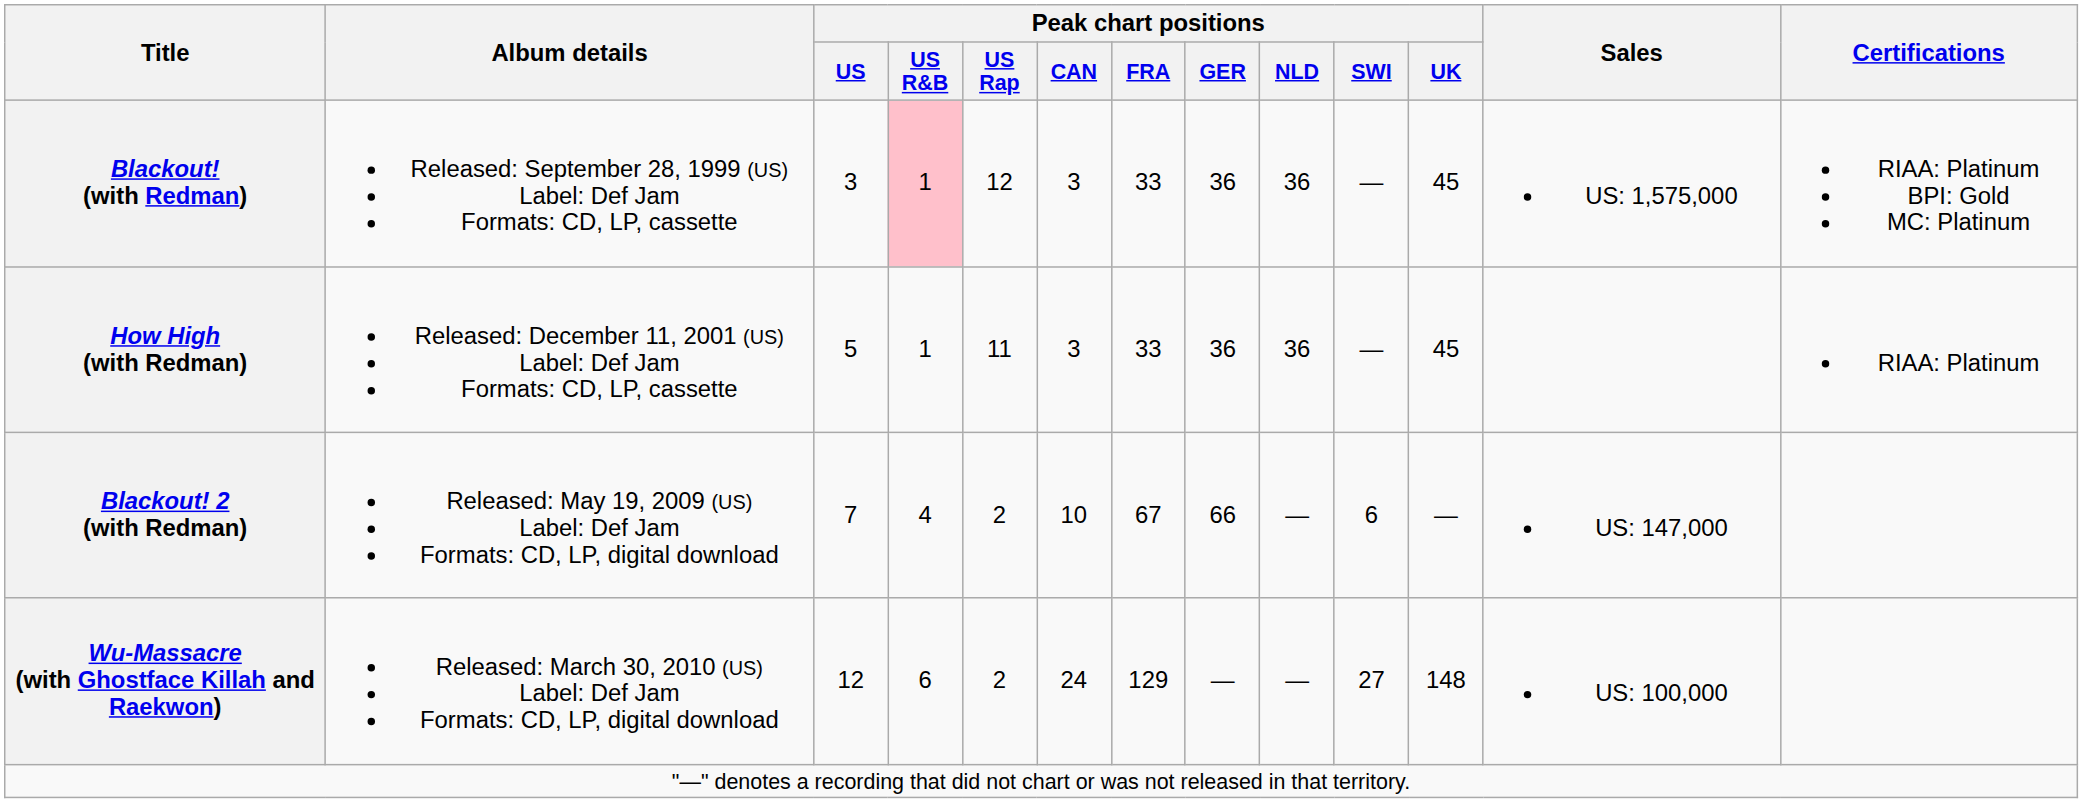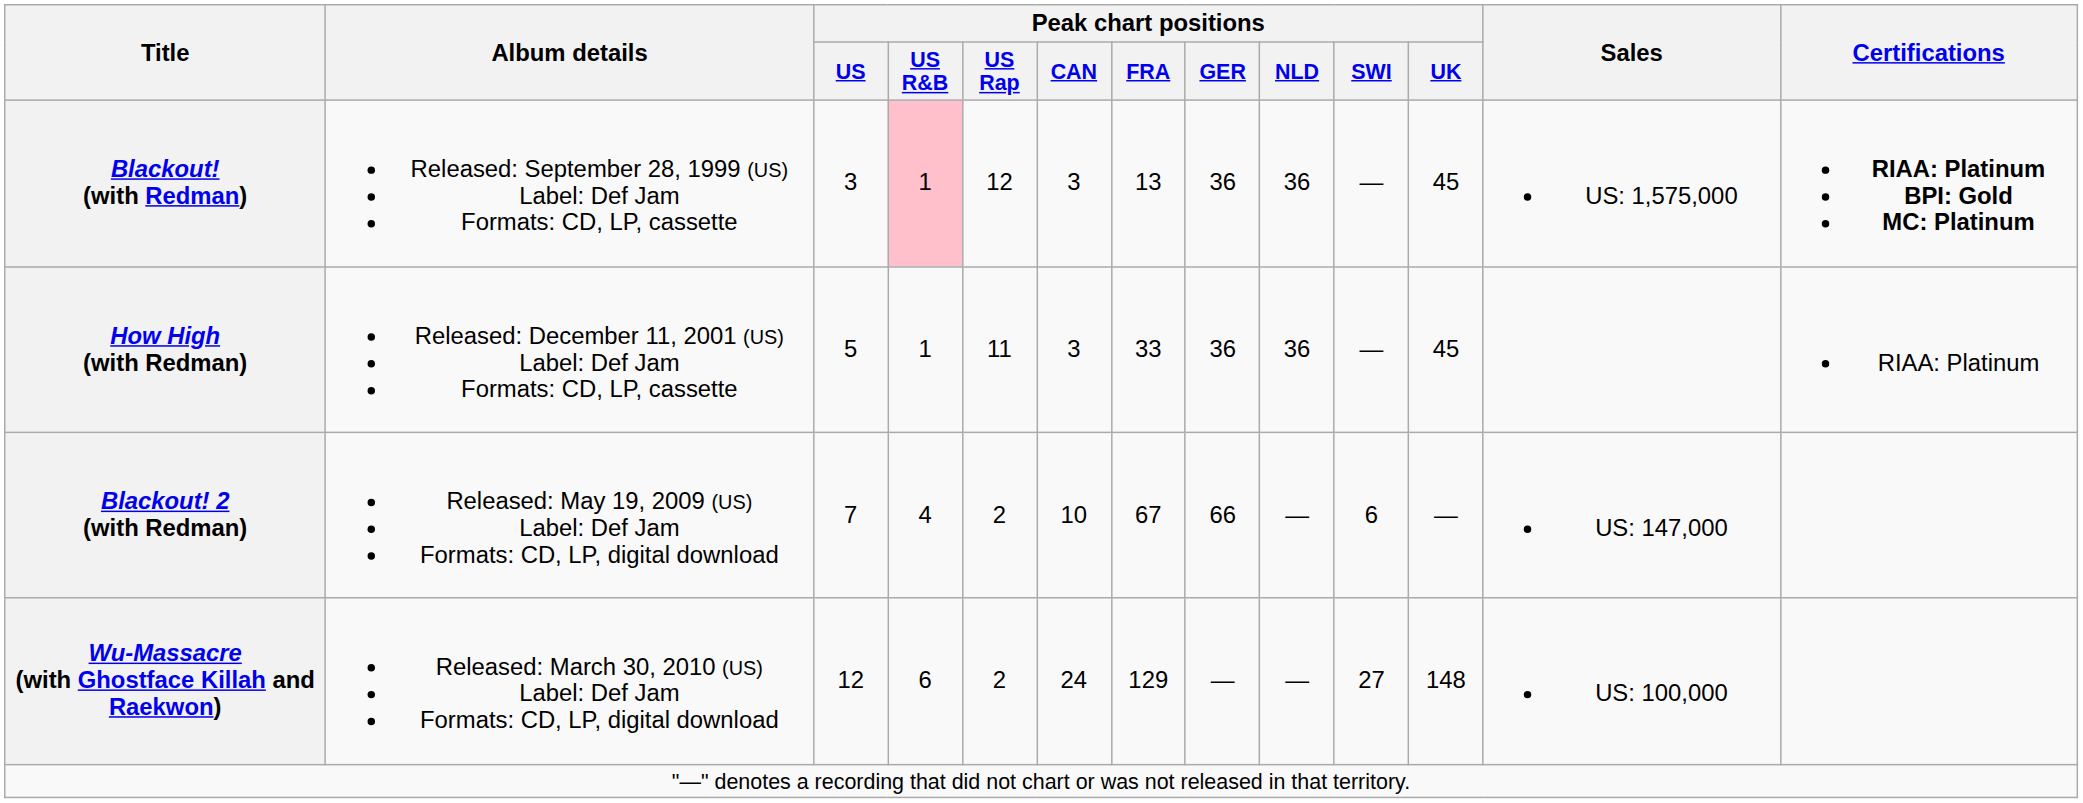(1148, 183) 33 -> (1148, 183) 13
(1929, 197) normal -> (1929, 197) bold
